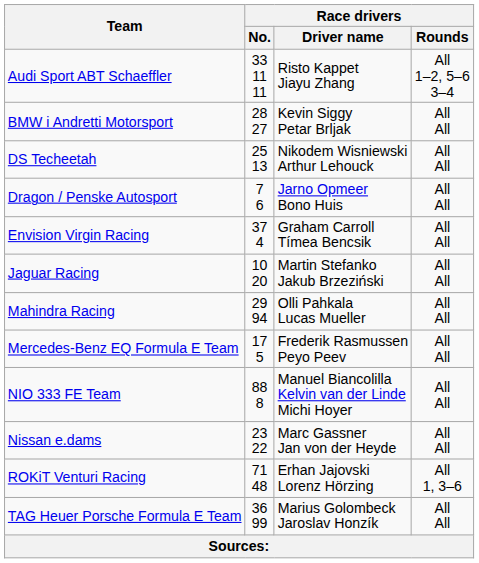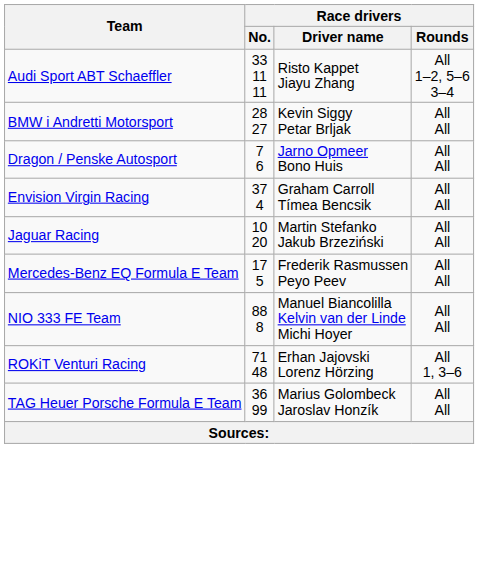- row: (52, 159)
- row: (61, 311)
- row: (55, 440)
